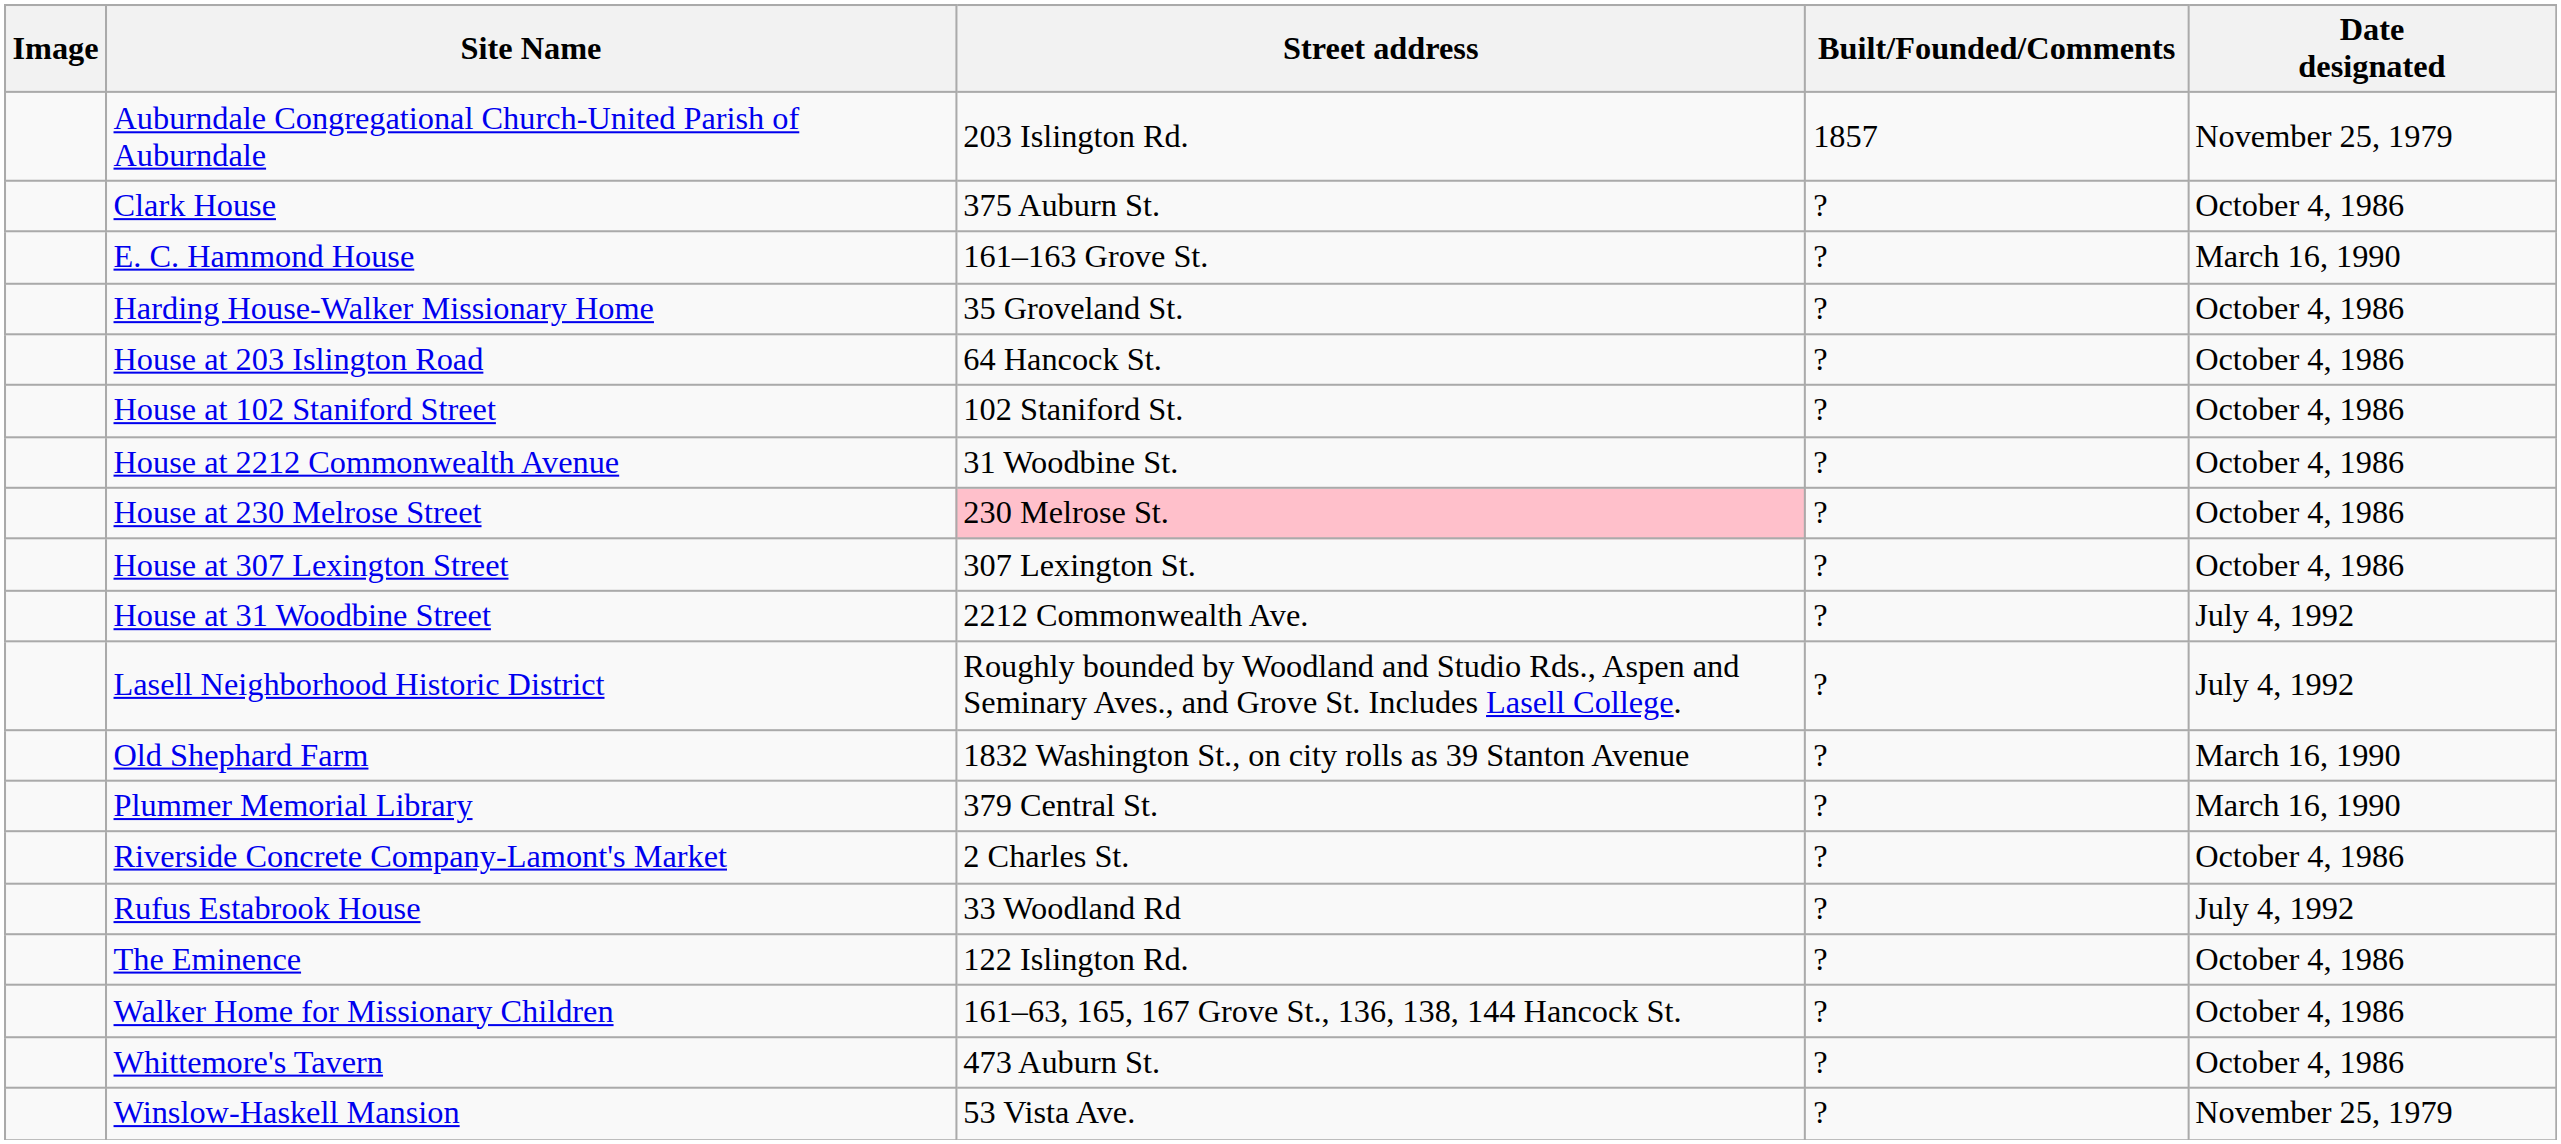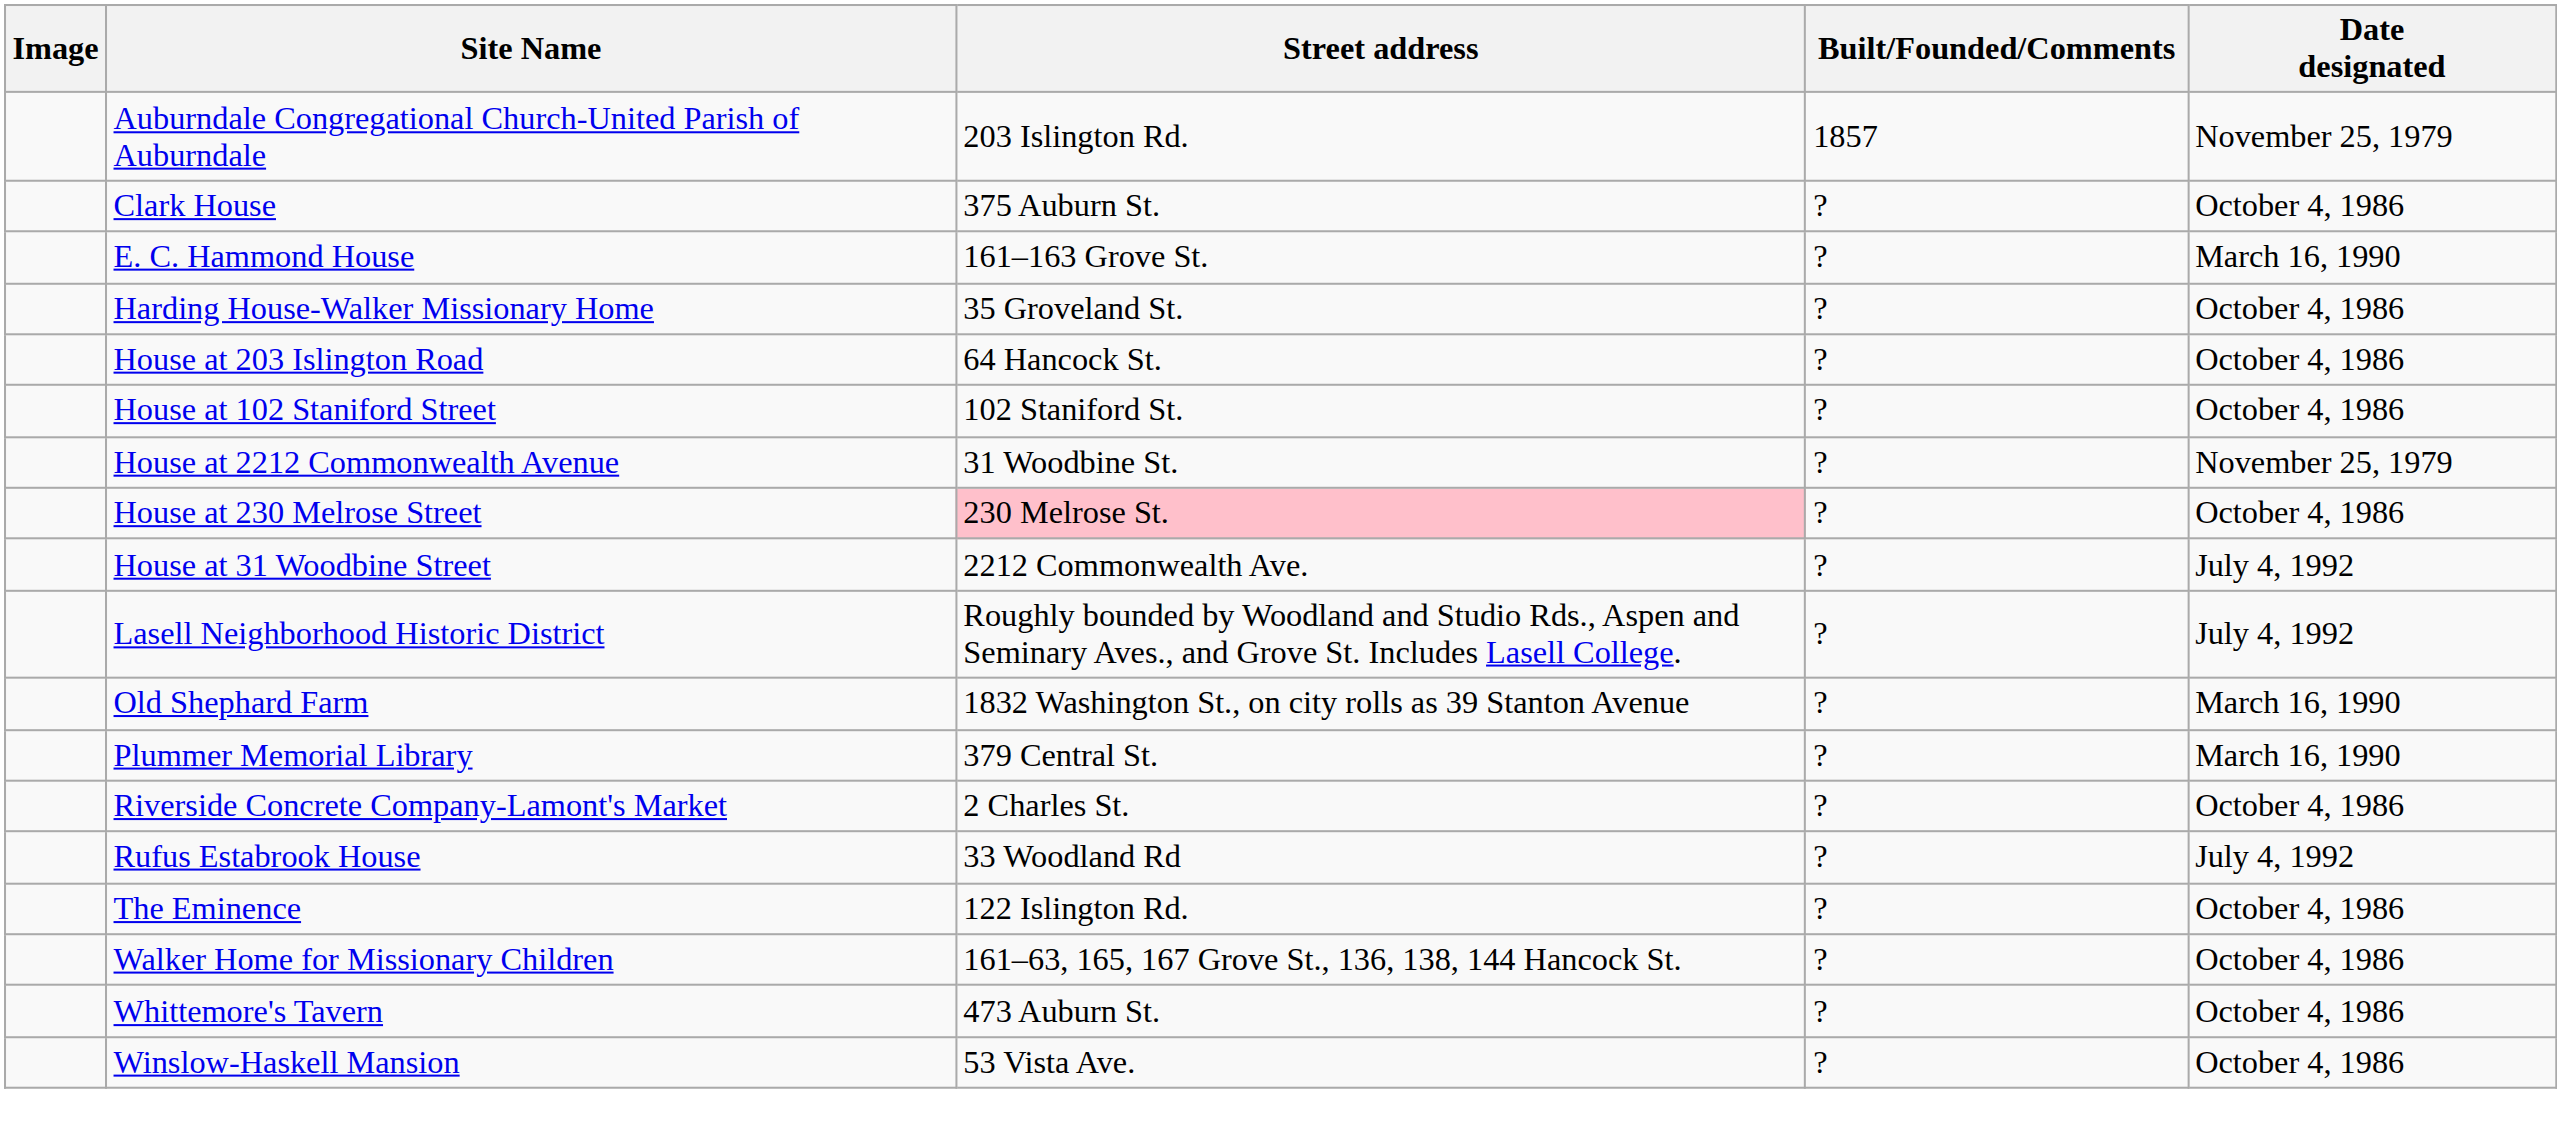(2300, 461) October 4, 1986 -> (2324, 461) November 25, 1979
- row: (311, 564)
(2324, 1113) November 25, 1979 -> (2300, 1061) October 4, 1986
